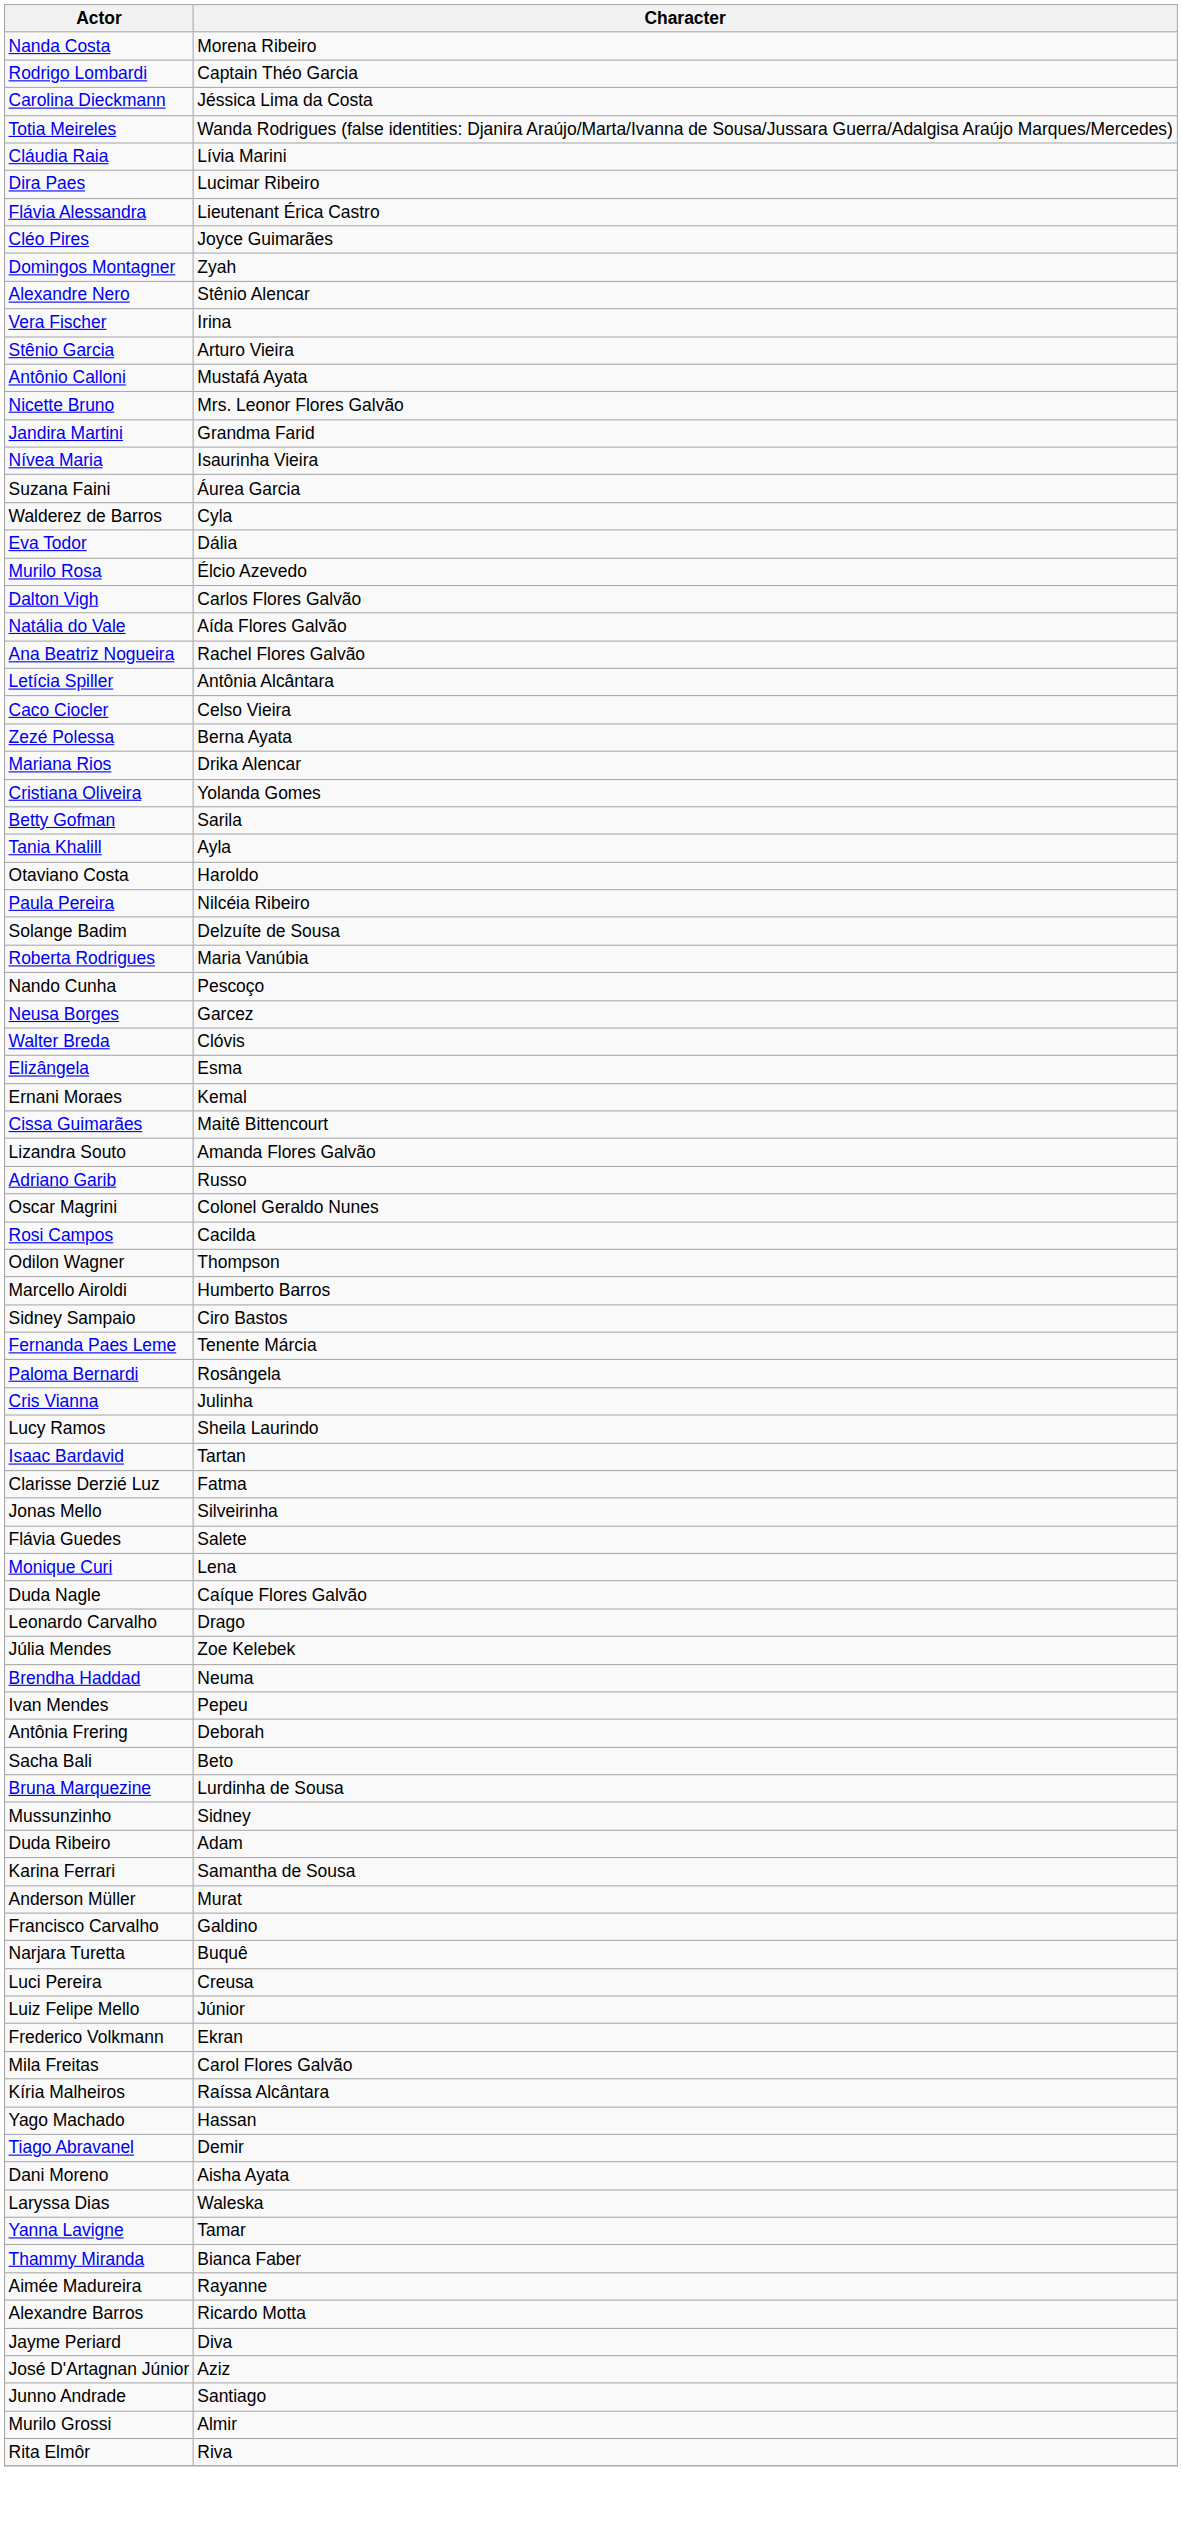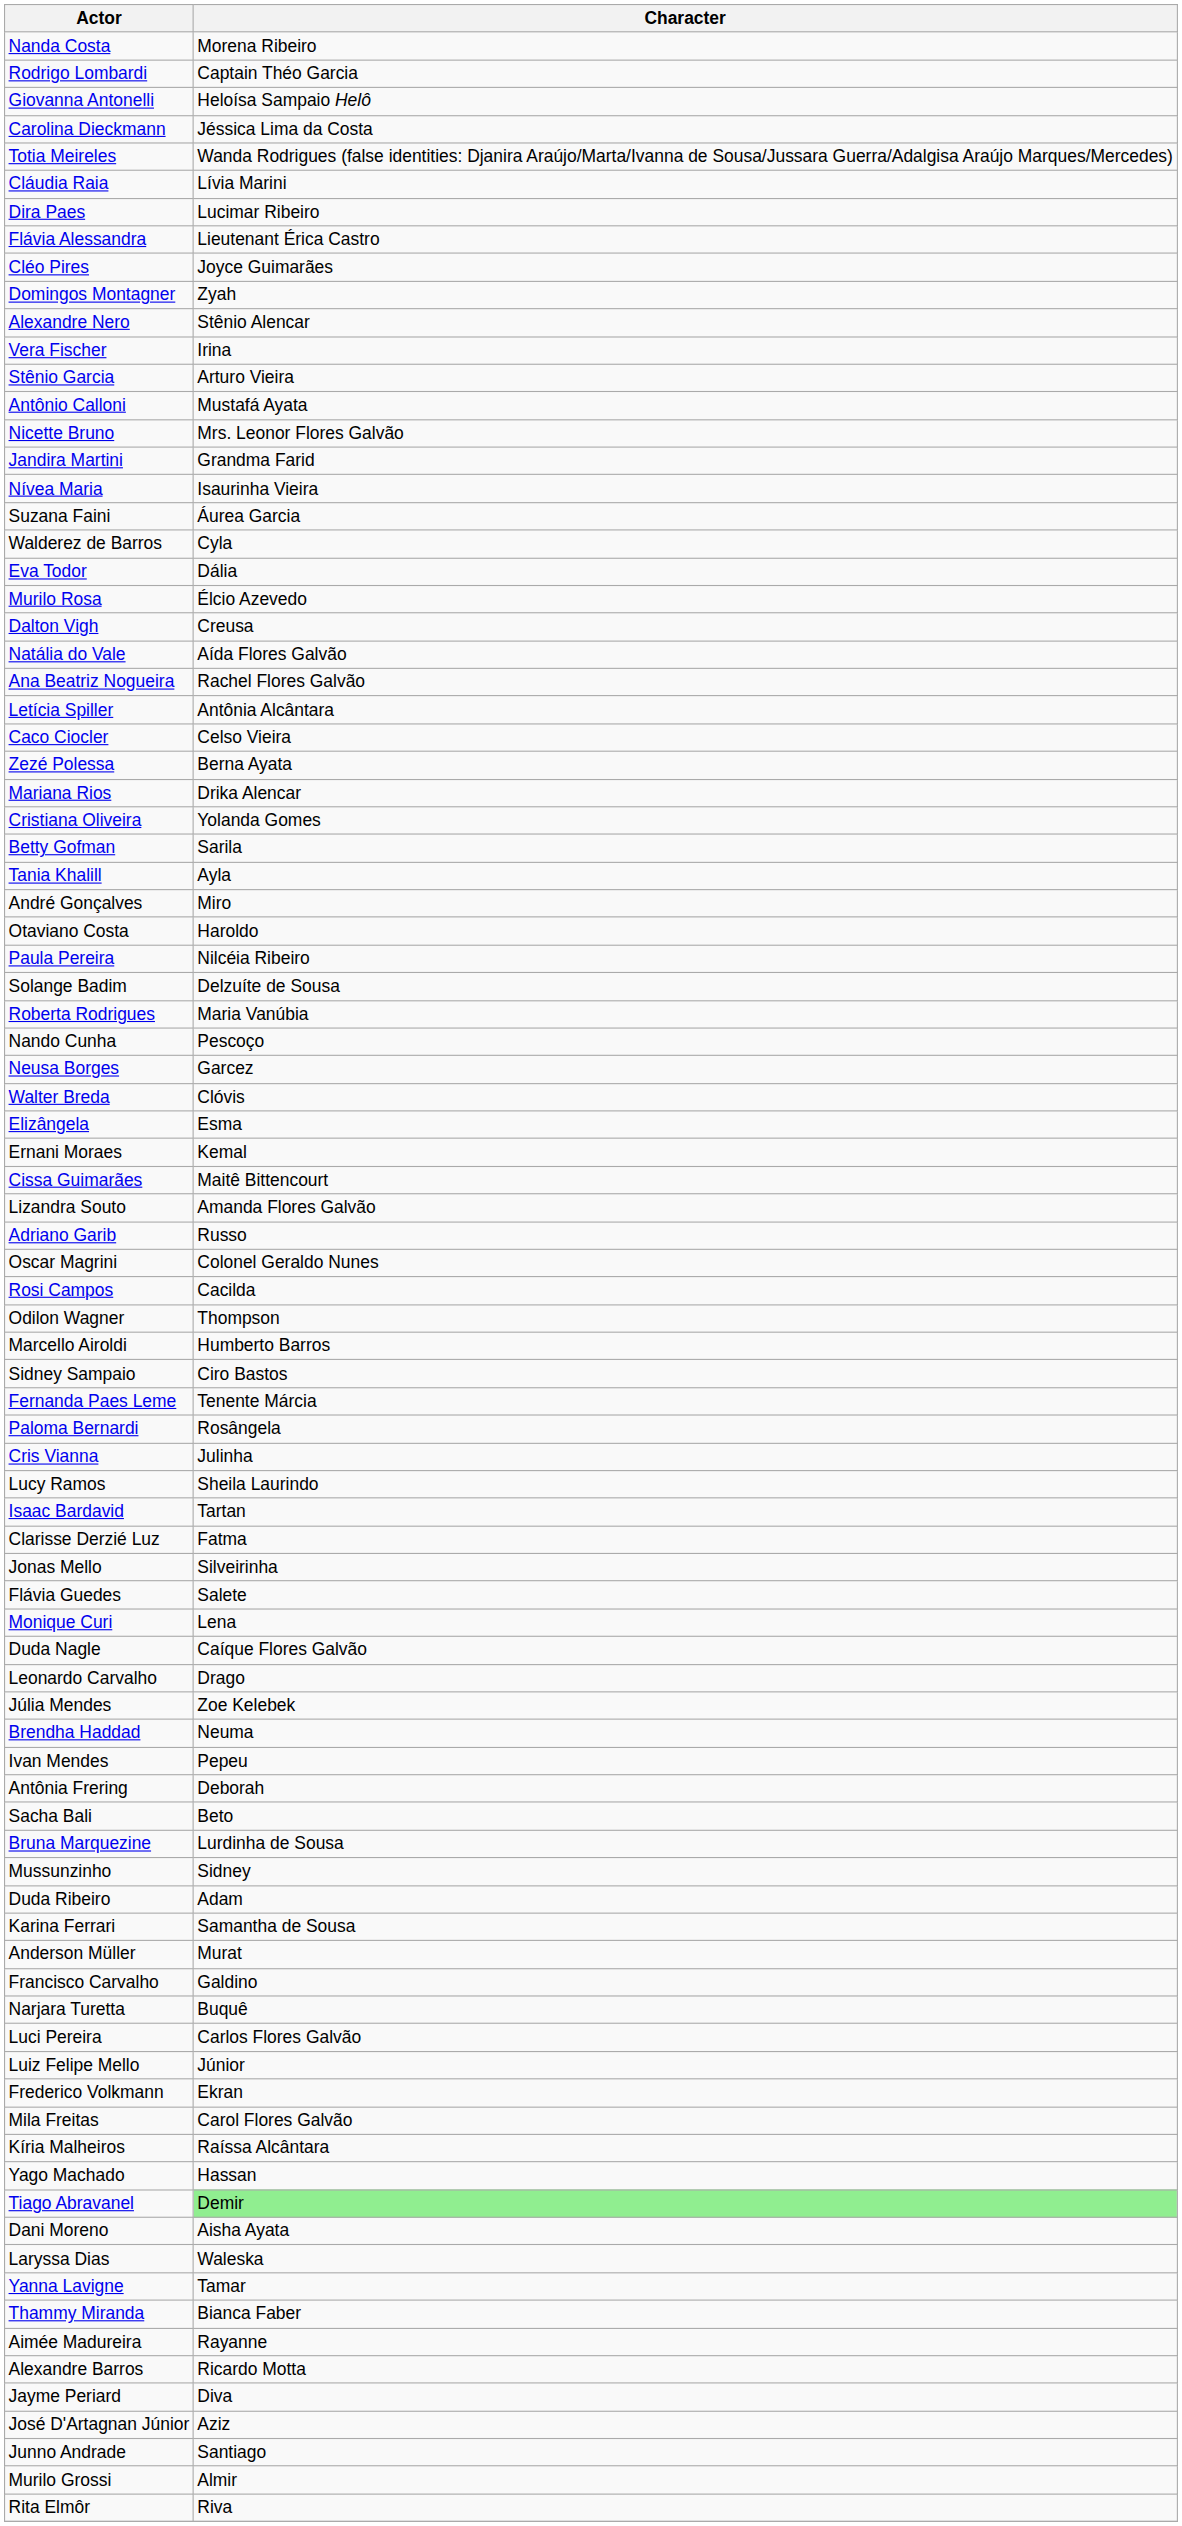+ row: (81, 101)
(279, 599) Carlos Flores Galvão -> (225, 626) Creusa
+ row: (75, 903)
(225, 1982) Creusa -> (279, 2037) Carlos Flores Galvão
(221, 2148) no background -> (221, 2203) lightgreen background
